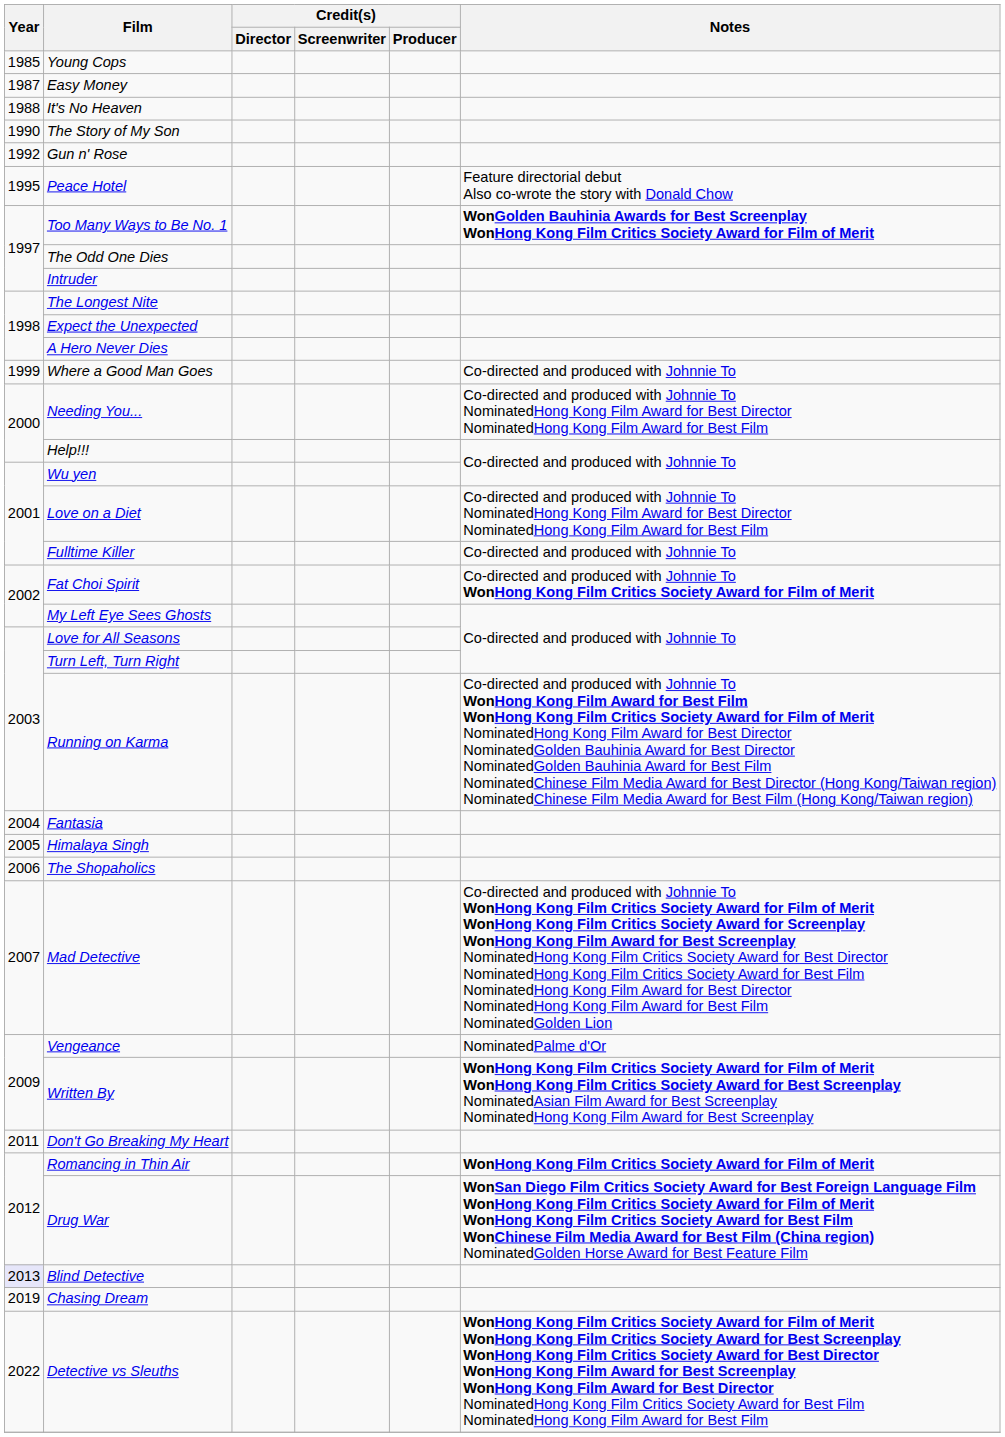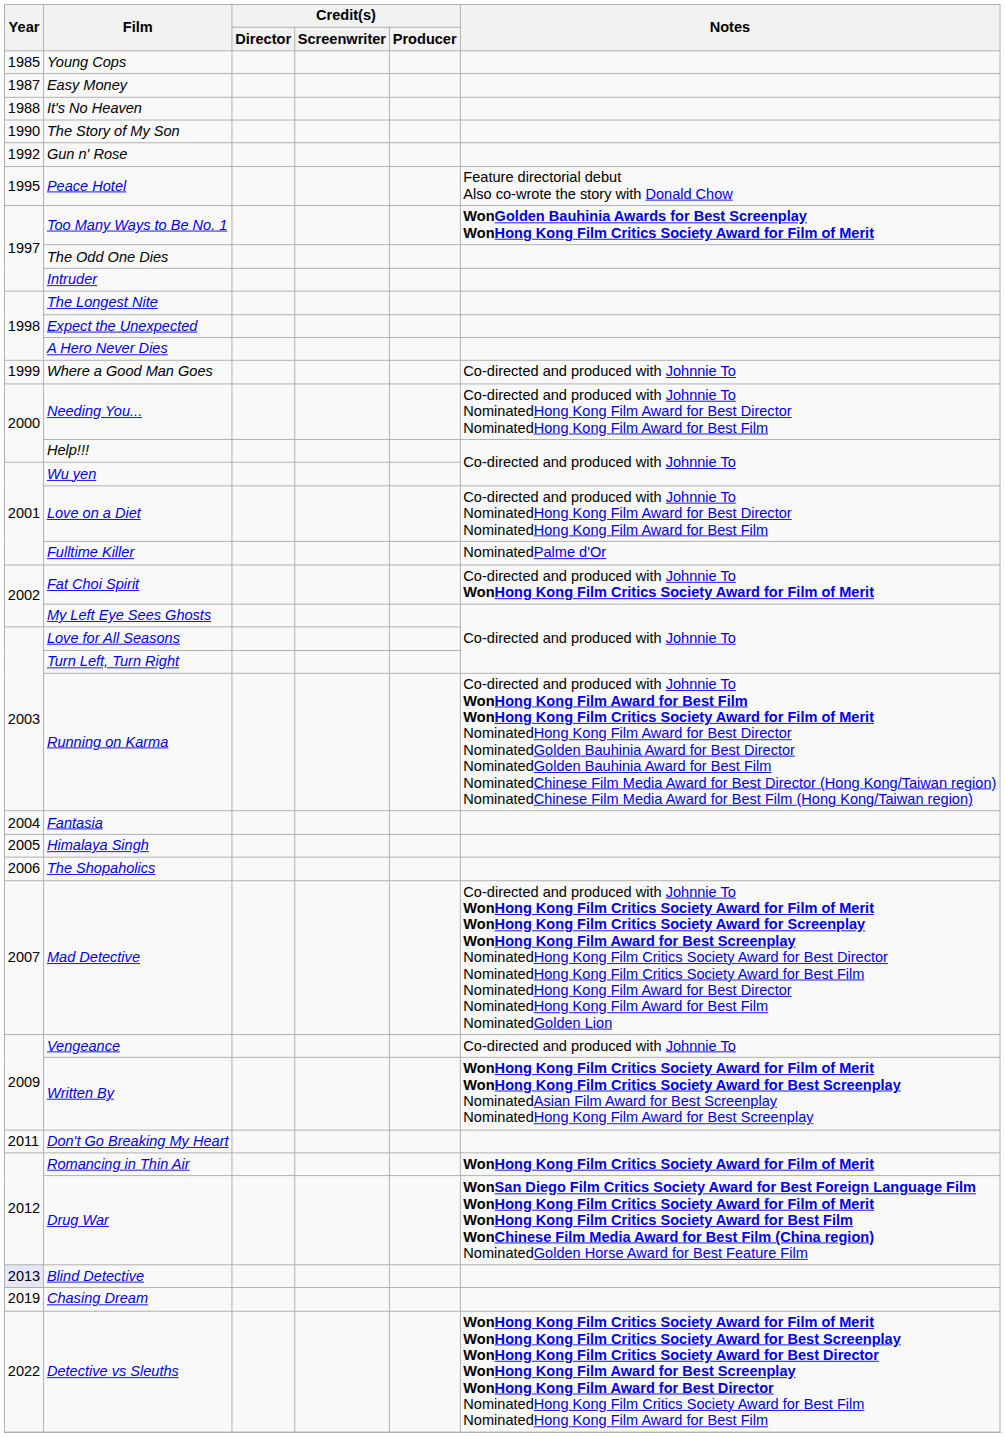(600, 553) Co-directed and produced with Johnnie To -> (535, 553) NominatedPalme d'Or
(535, 1046) NominatedPalme d'Or -> (600, 1046) Co-directed and produced with Johnnie To
